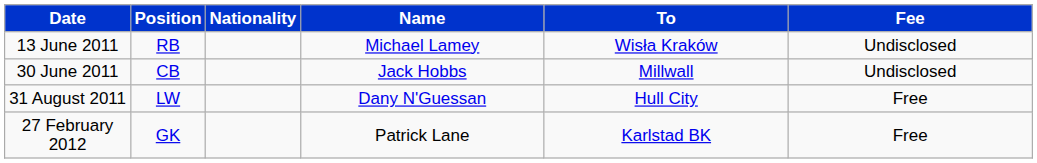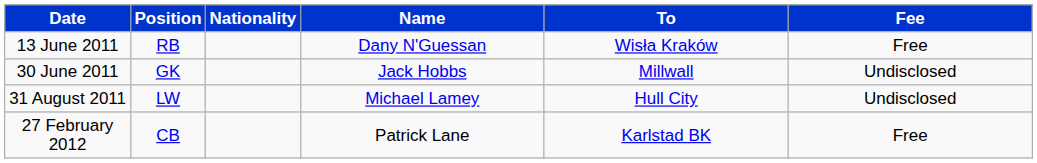(422, 45) Michael Lamey -> (422, 45) Dany N'Guessan
(910, 45) Undisclosed -> (910, 45) Free
(168, 72) CB -> (168, 72) GK
(422, 99) Dany N'Guessan -> (422, 99) Michael Lamey
(910, 99) Free -> (910, 99) Undisclosed
(168, 135) GK -> (168, 135) CB
